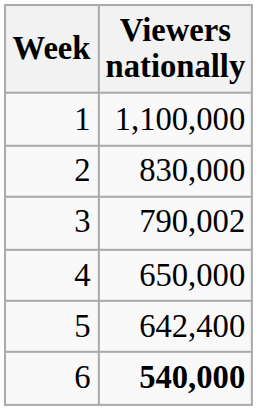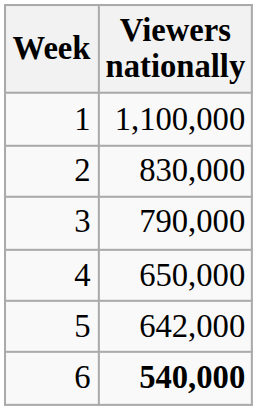(192, 222) 790,002 -> (192, 222) 790,000
(192, 325) 642,400 -> (192, 325) 642,000
